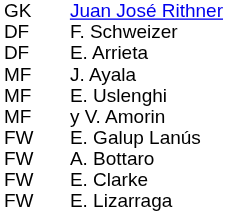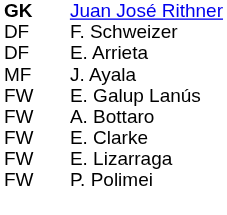(18, 11) normal -> (18, 11) bold
- row: (118, 95)
- row: (118, 116)
+ row: (111, 180)
